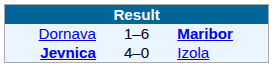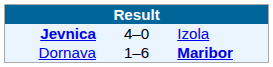rows swapped: (68, 52) <-> (67, 34)
